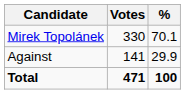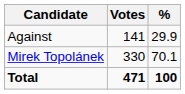rows swapped: (56, 36) <-> (30, 57)
